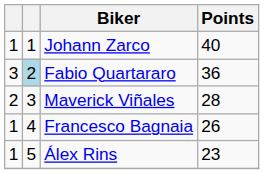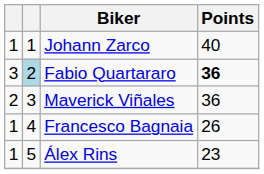(211, 72) normal -> (211, 72) bold
(211, 100) 28 -> (211, 100) 36
